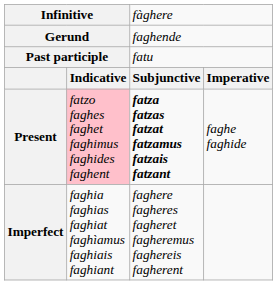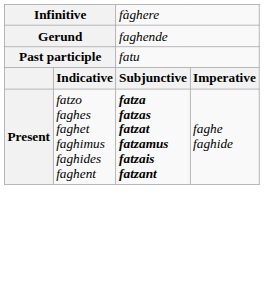(94, 136) pink background -> (80, 136) no background
- row: (35, 232)
